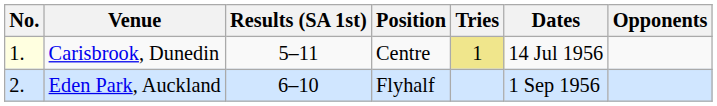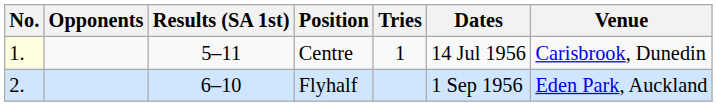columns swapped: (660, 20) <-> (135, 20)
(477, 52) khaki background -> (400, 52) no background
